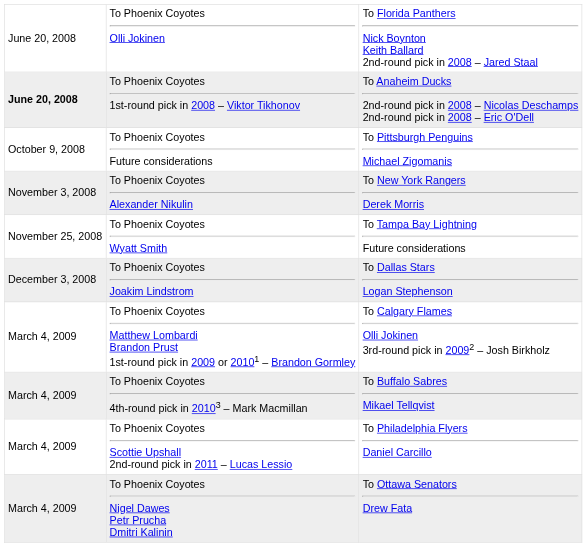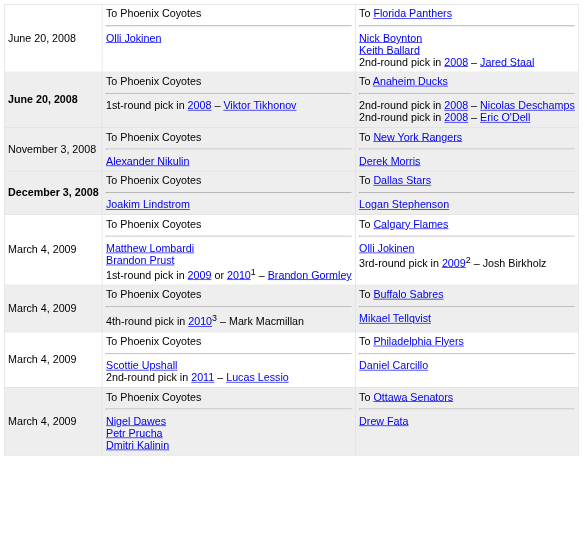- row: (232, 149)
- row: (232, 236)
(52, 280) normal -> (53, 193) bold
